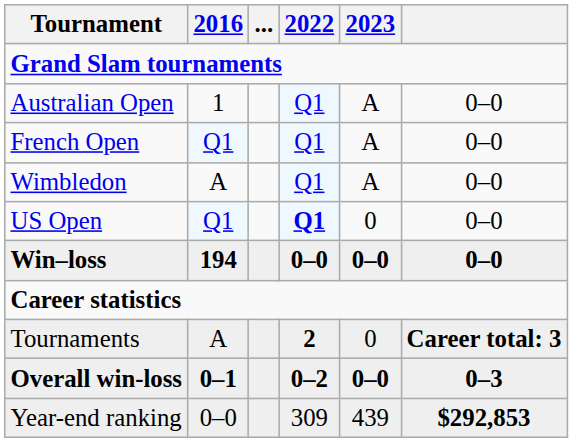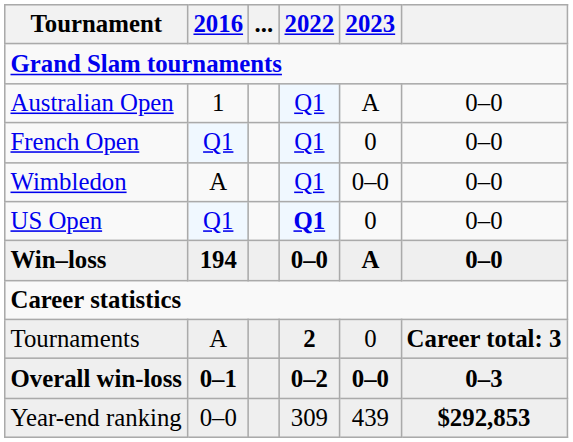(370, 142) A -> (370, 142) 0
(370, 181) A -> (370, 181) 0–0
(370, 260) 0–0 -> (370, 260) A
